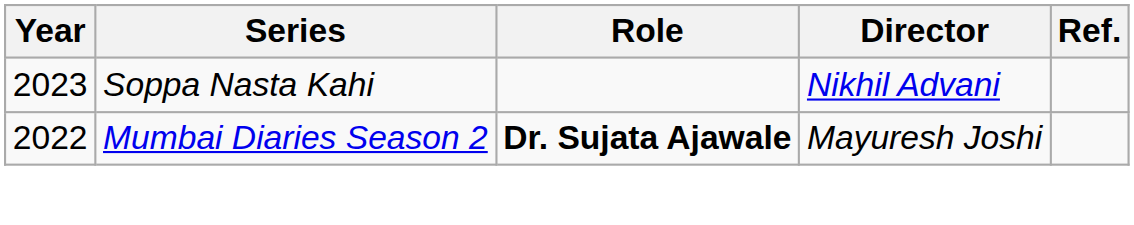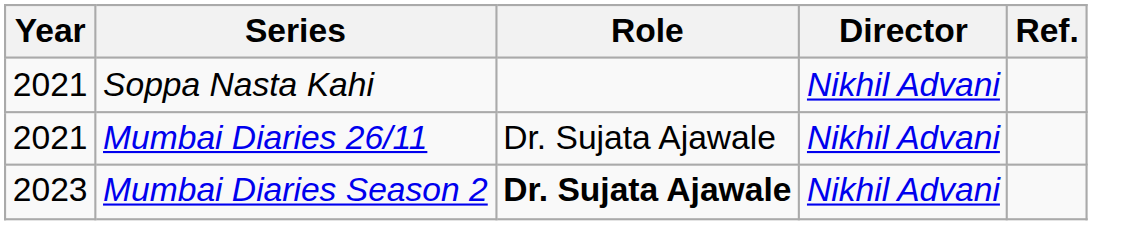(50, 84) 2023 -> (50, 84) 2021
+ row: (265, 137)
(50, 137) 2022 -> (50, 191) 2023
(925, 137) Mayuresh Joshi -> (903, 191) Nikhil Advani
